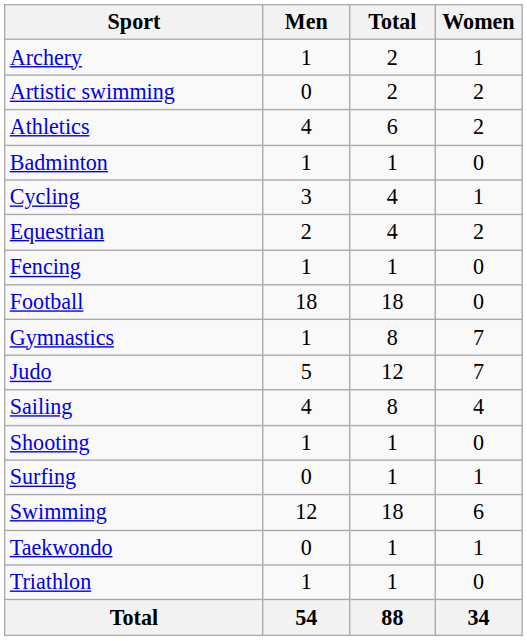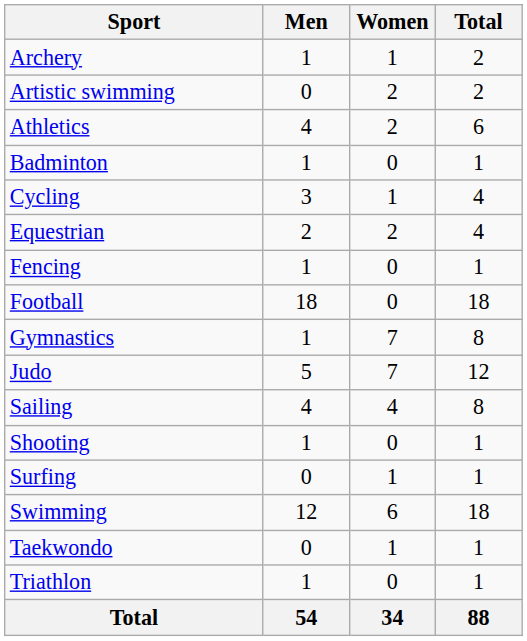columns swapped: (478, 22) <-> (392, 22)
